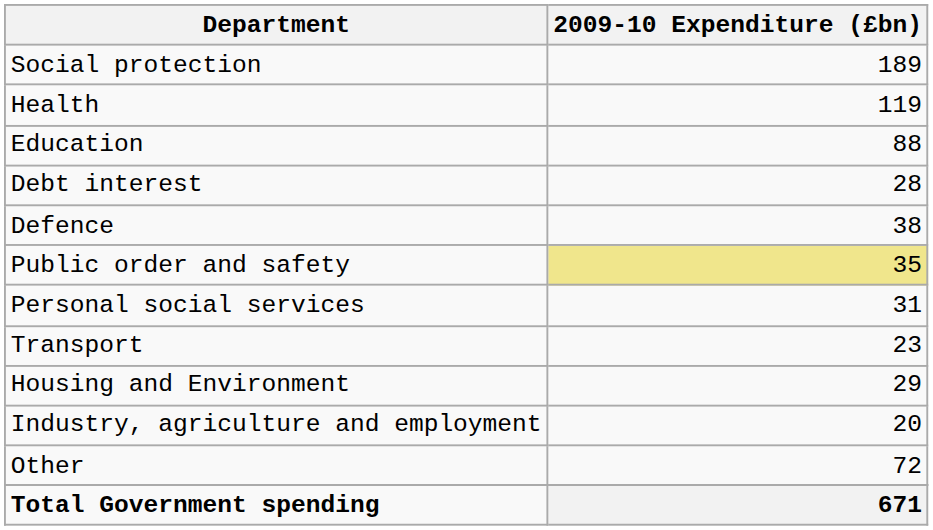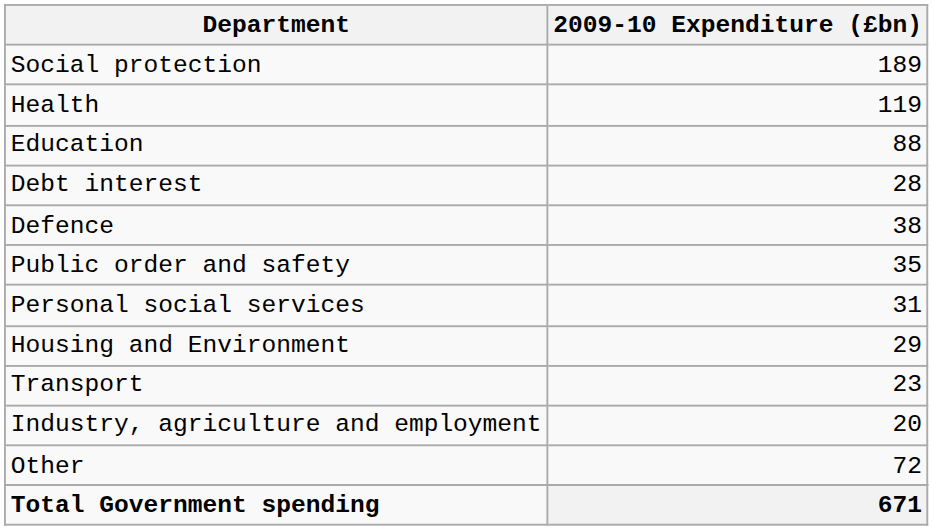(907, 265) khaki background -> (907, 265) no background
rows swapped: (180, 385) <-> (77, 345)
